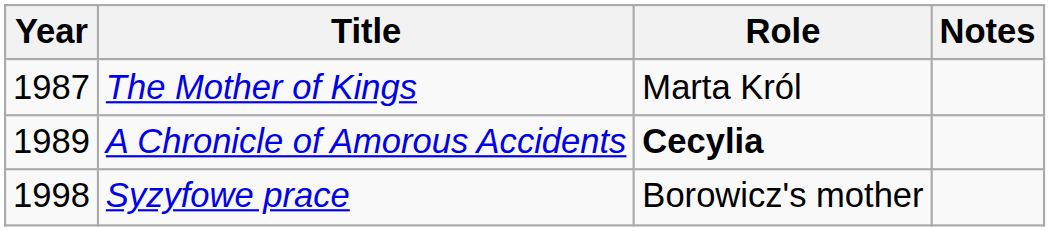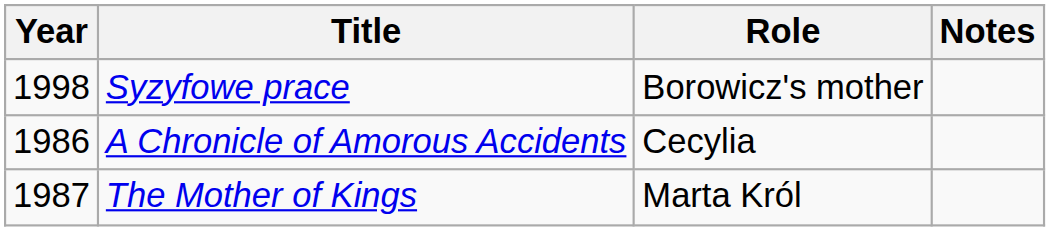rows swapped: (261, 86) <-> (228, 196)
(51, 141) 1989 -> (51, 141) 1986
(703, 141) bold -> (699, 141) normal
